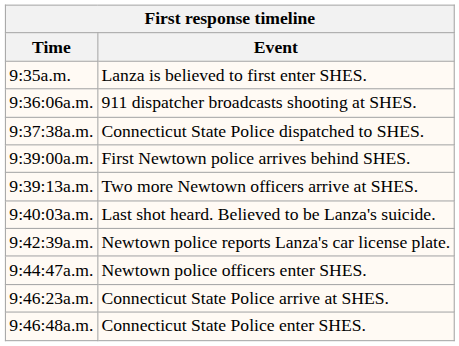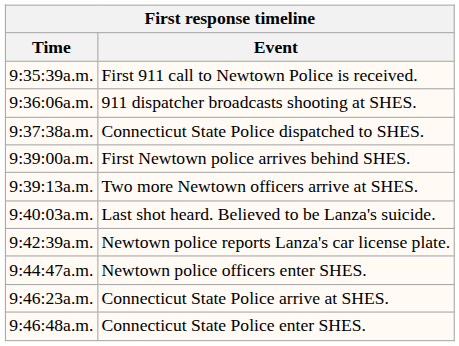- row: (40, 74)
+ row: (51, 74)
